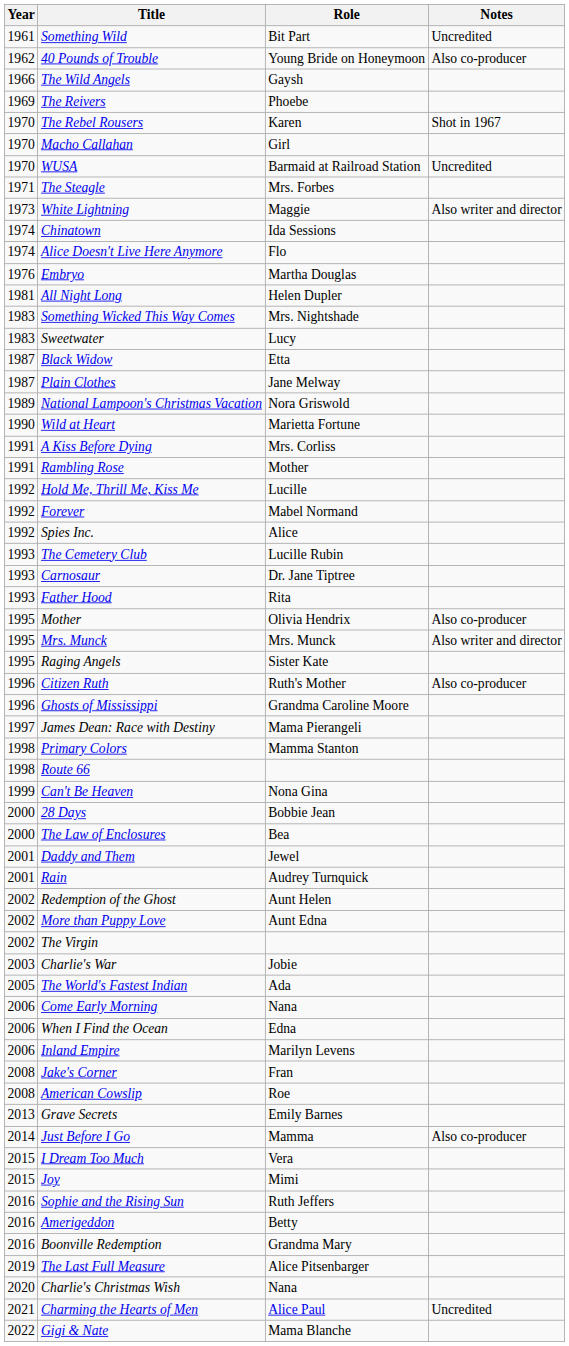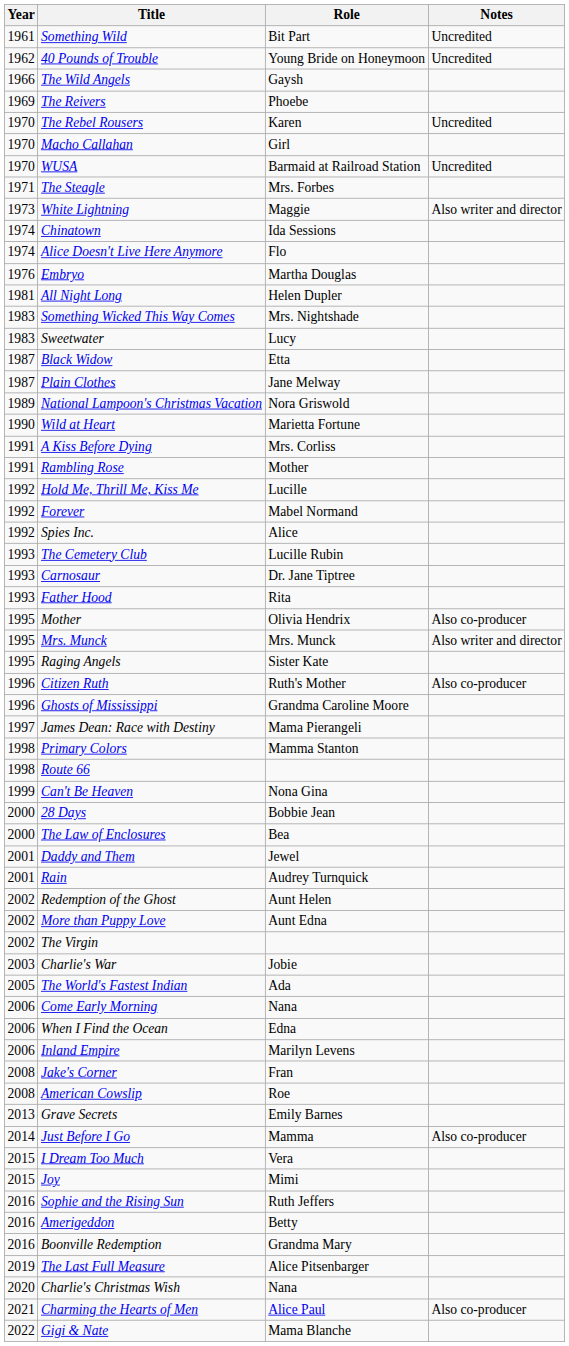(479, 58) Also co-producer -> (462, 58) Uncredited
(466, 123) Shot in 1967 -> (462, 123) Uncredited
(462, 1309) Uncredited -> (479, 1309) Also co-producer
